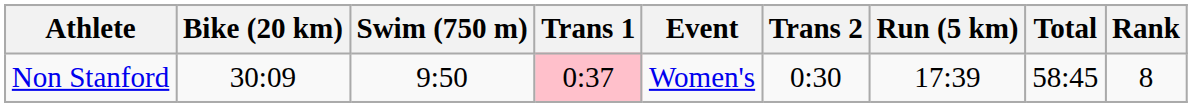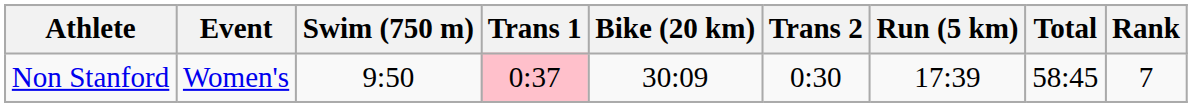columns swapped: (702, 28) <-> (263, 28)
(1146, 76) 8 -> (1146, 76) 7
